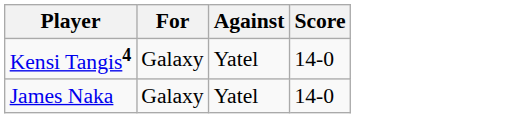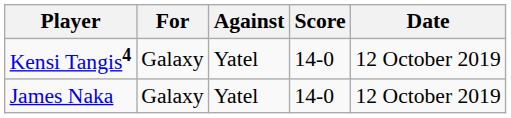+ column: (428, 21)
